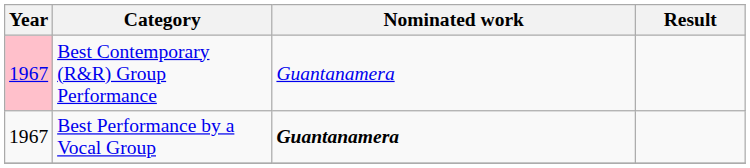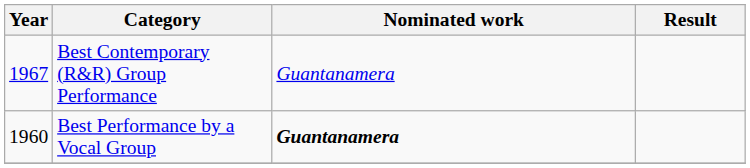(29, 72) pink background -> (29, 72) no background
(29, 136) 1967 -> (29, 136) 1960
